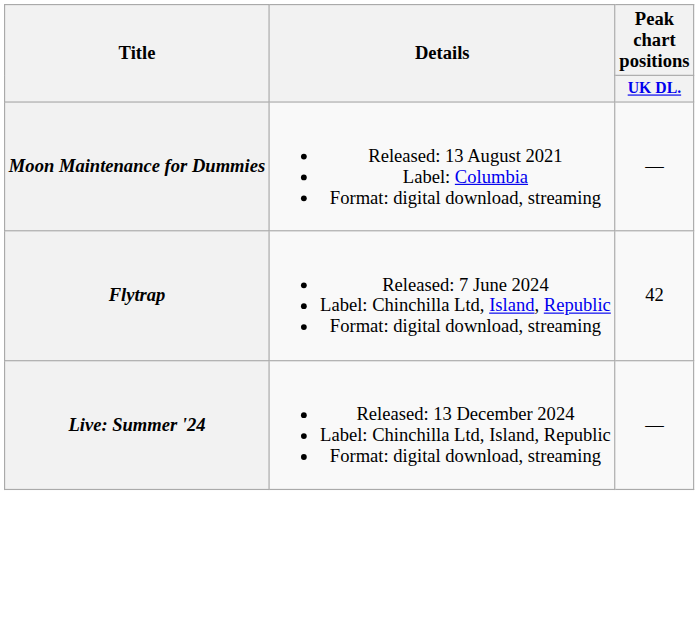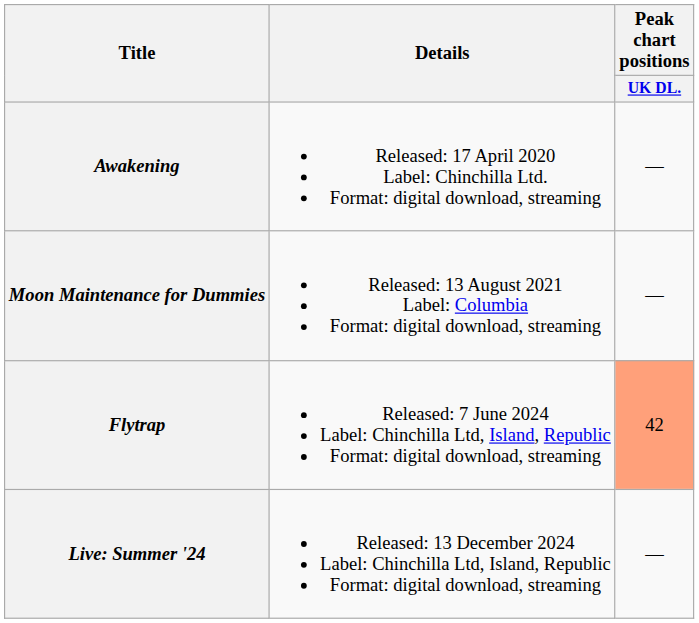+ row: (137, 166)
(654, 295) no background -> (654, 424) lightsalmon background
